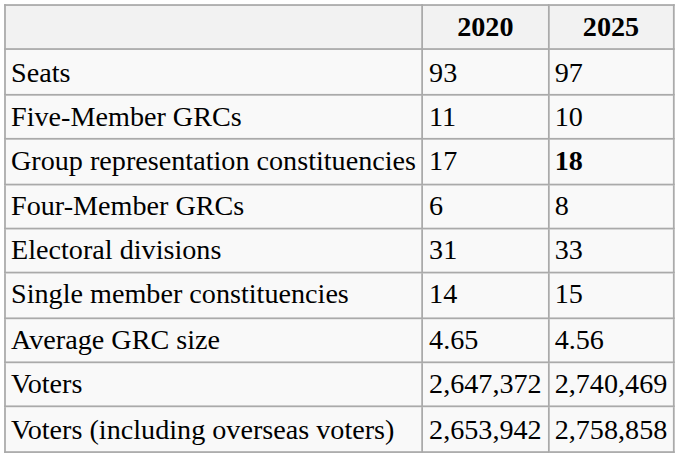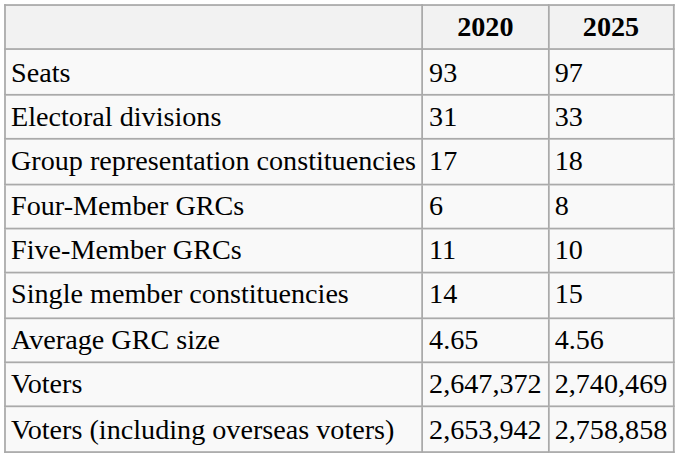rows swapped: (116, 250) <-> (126, 116)
(611, 161) bold -> (611, 161) normal
